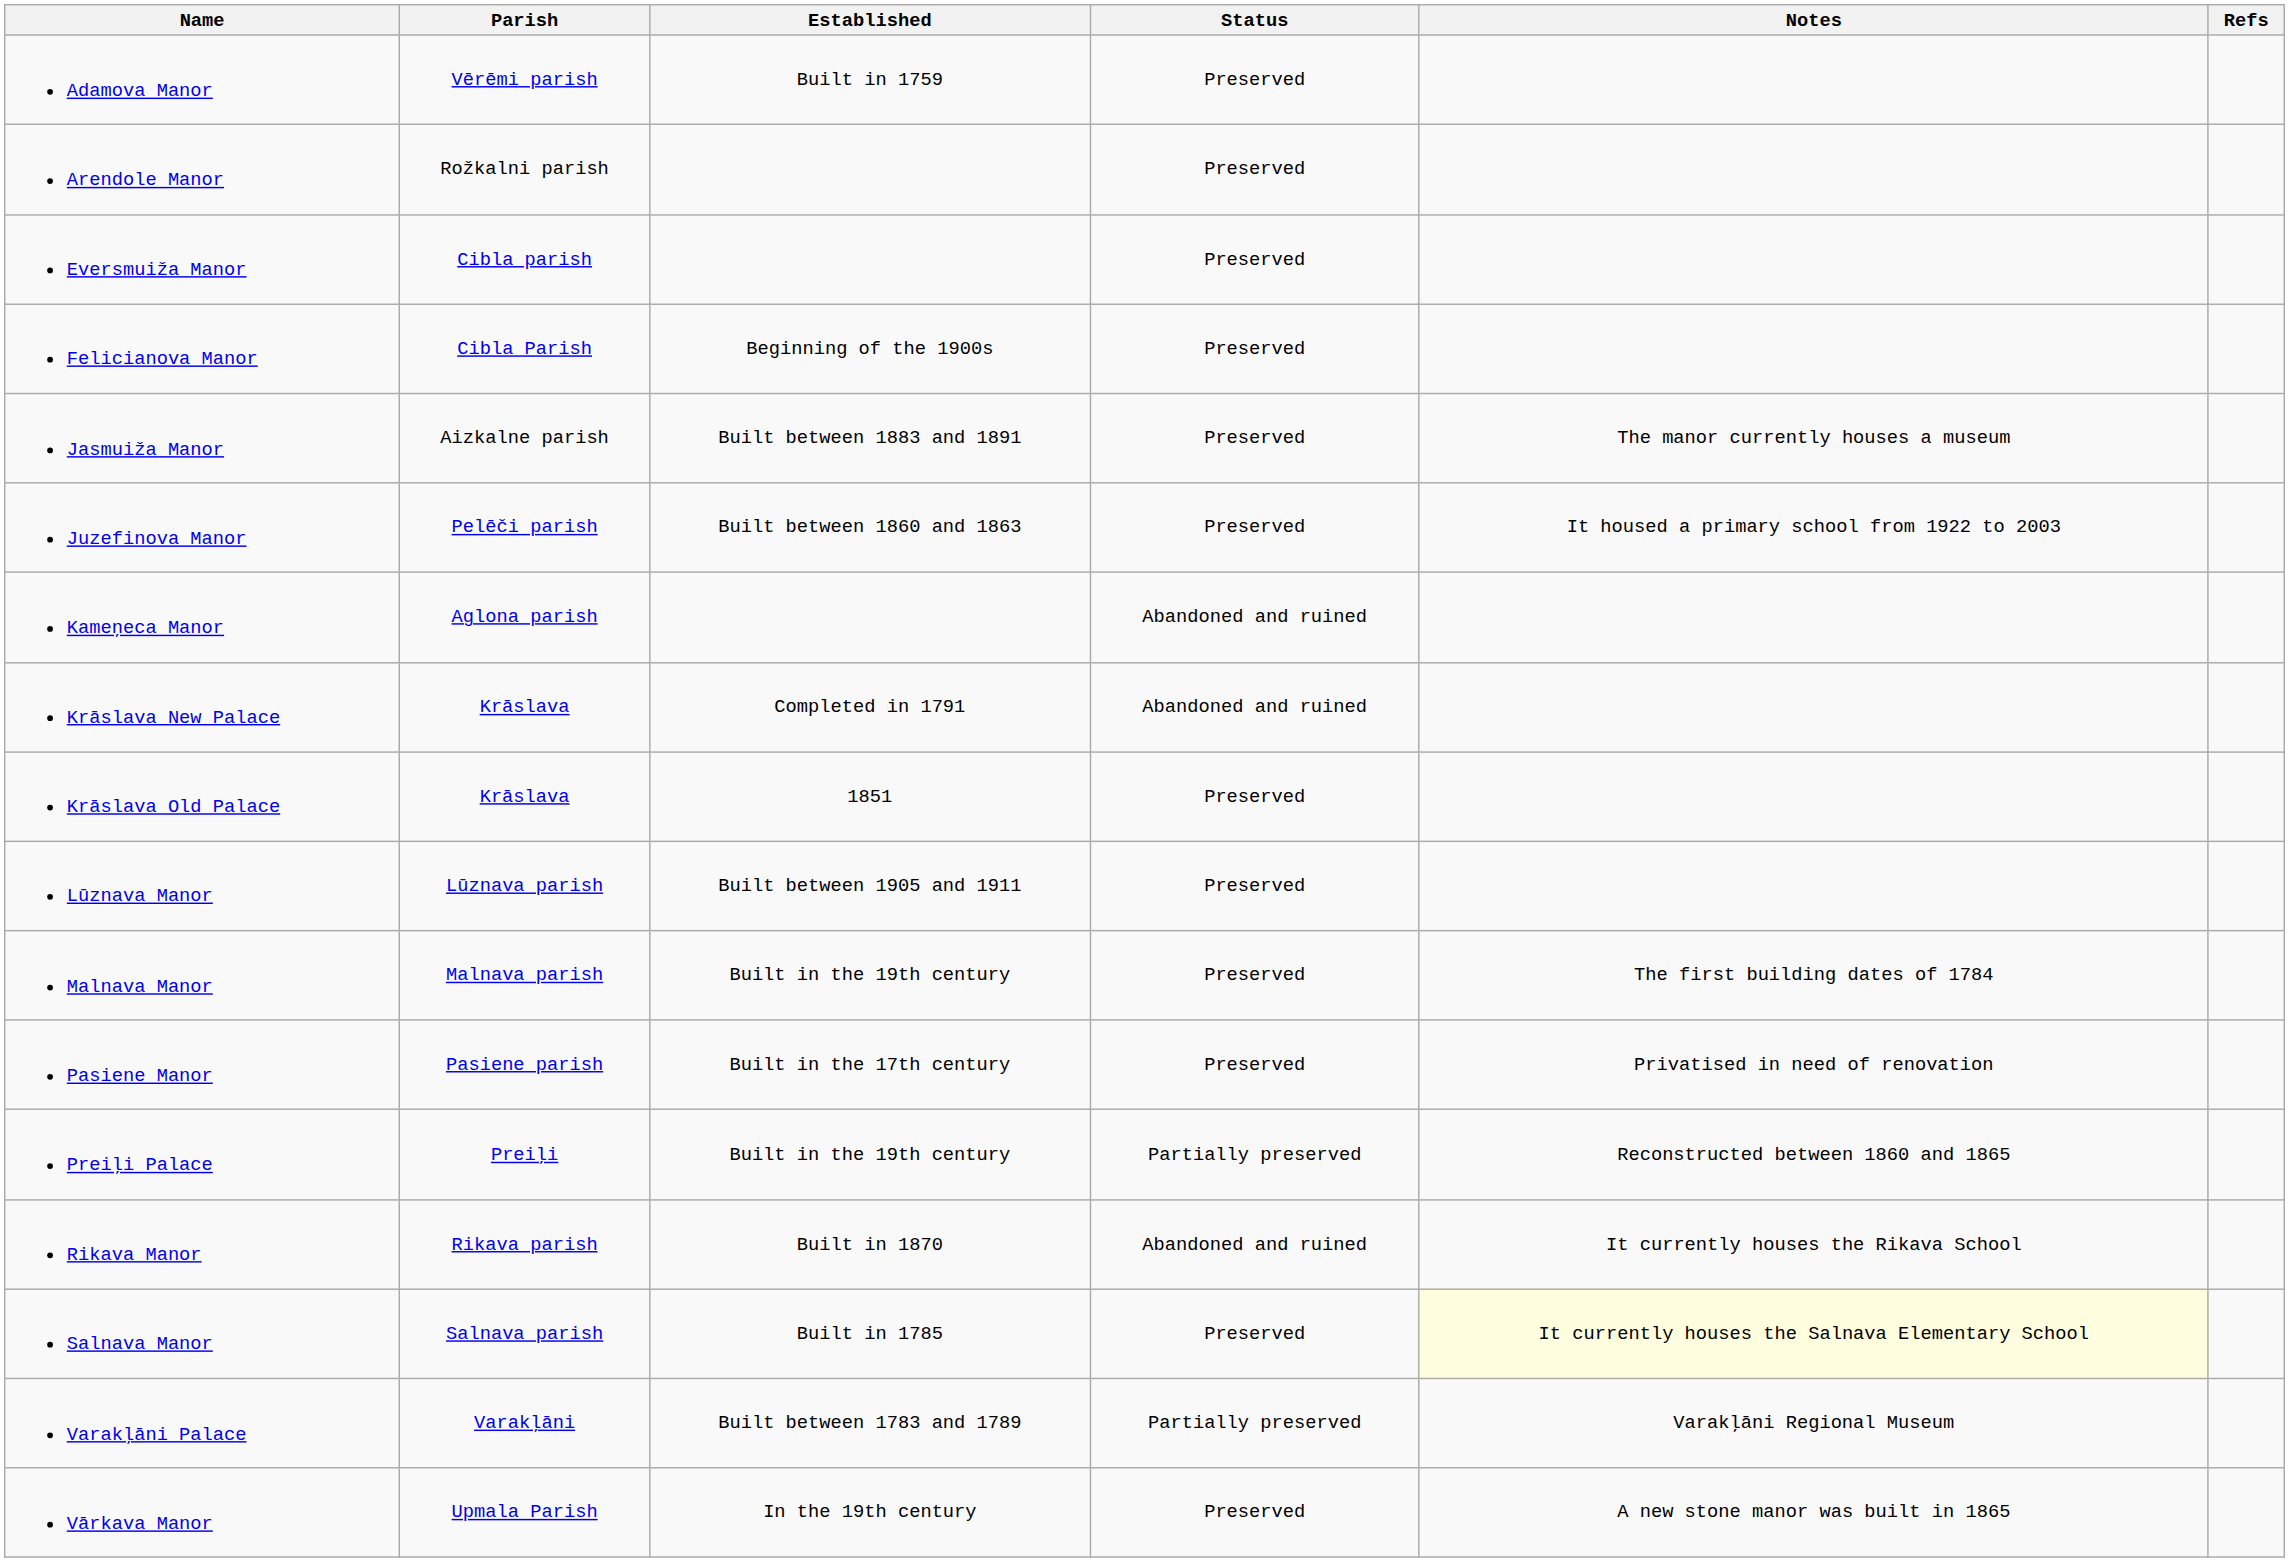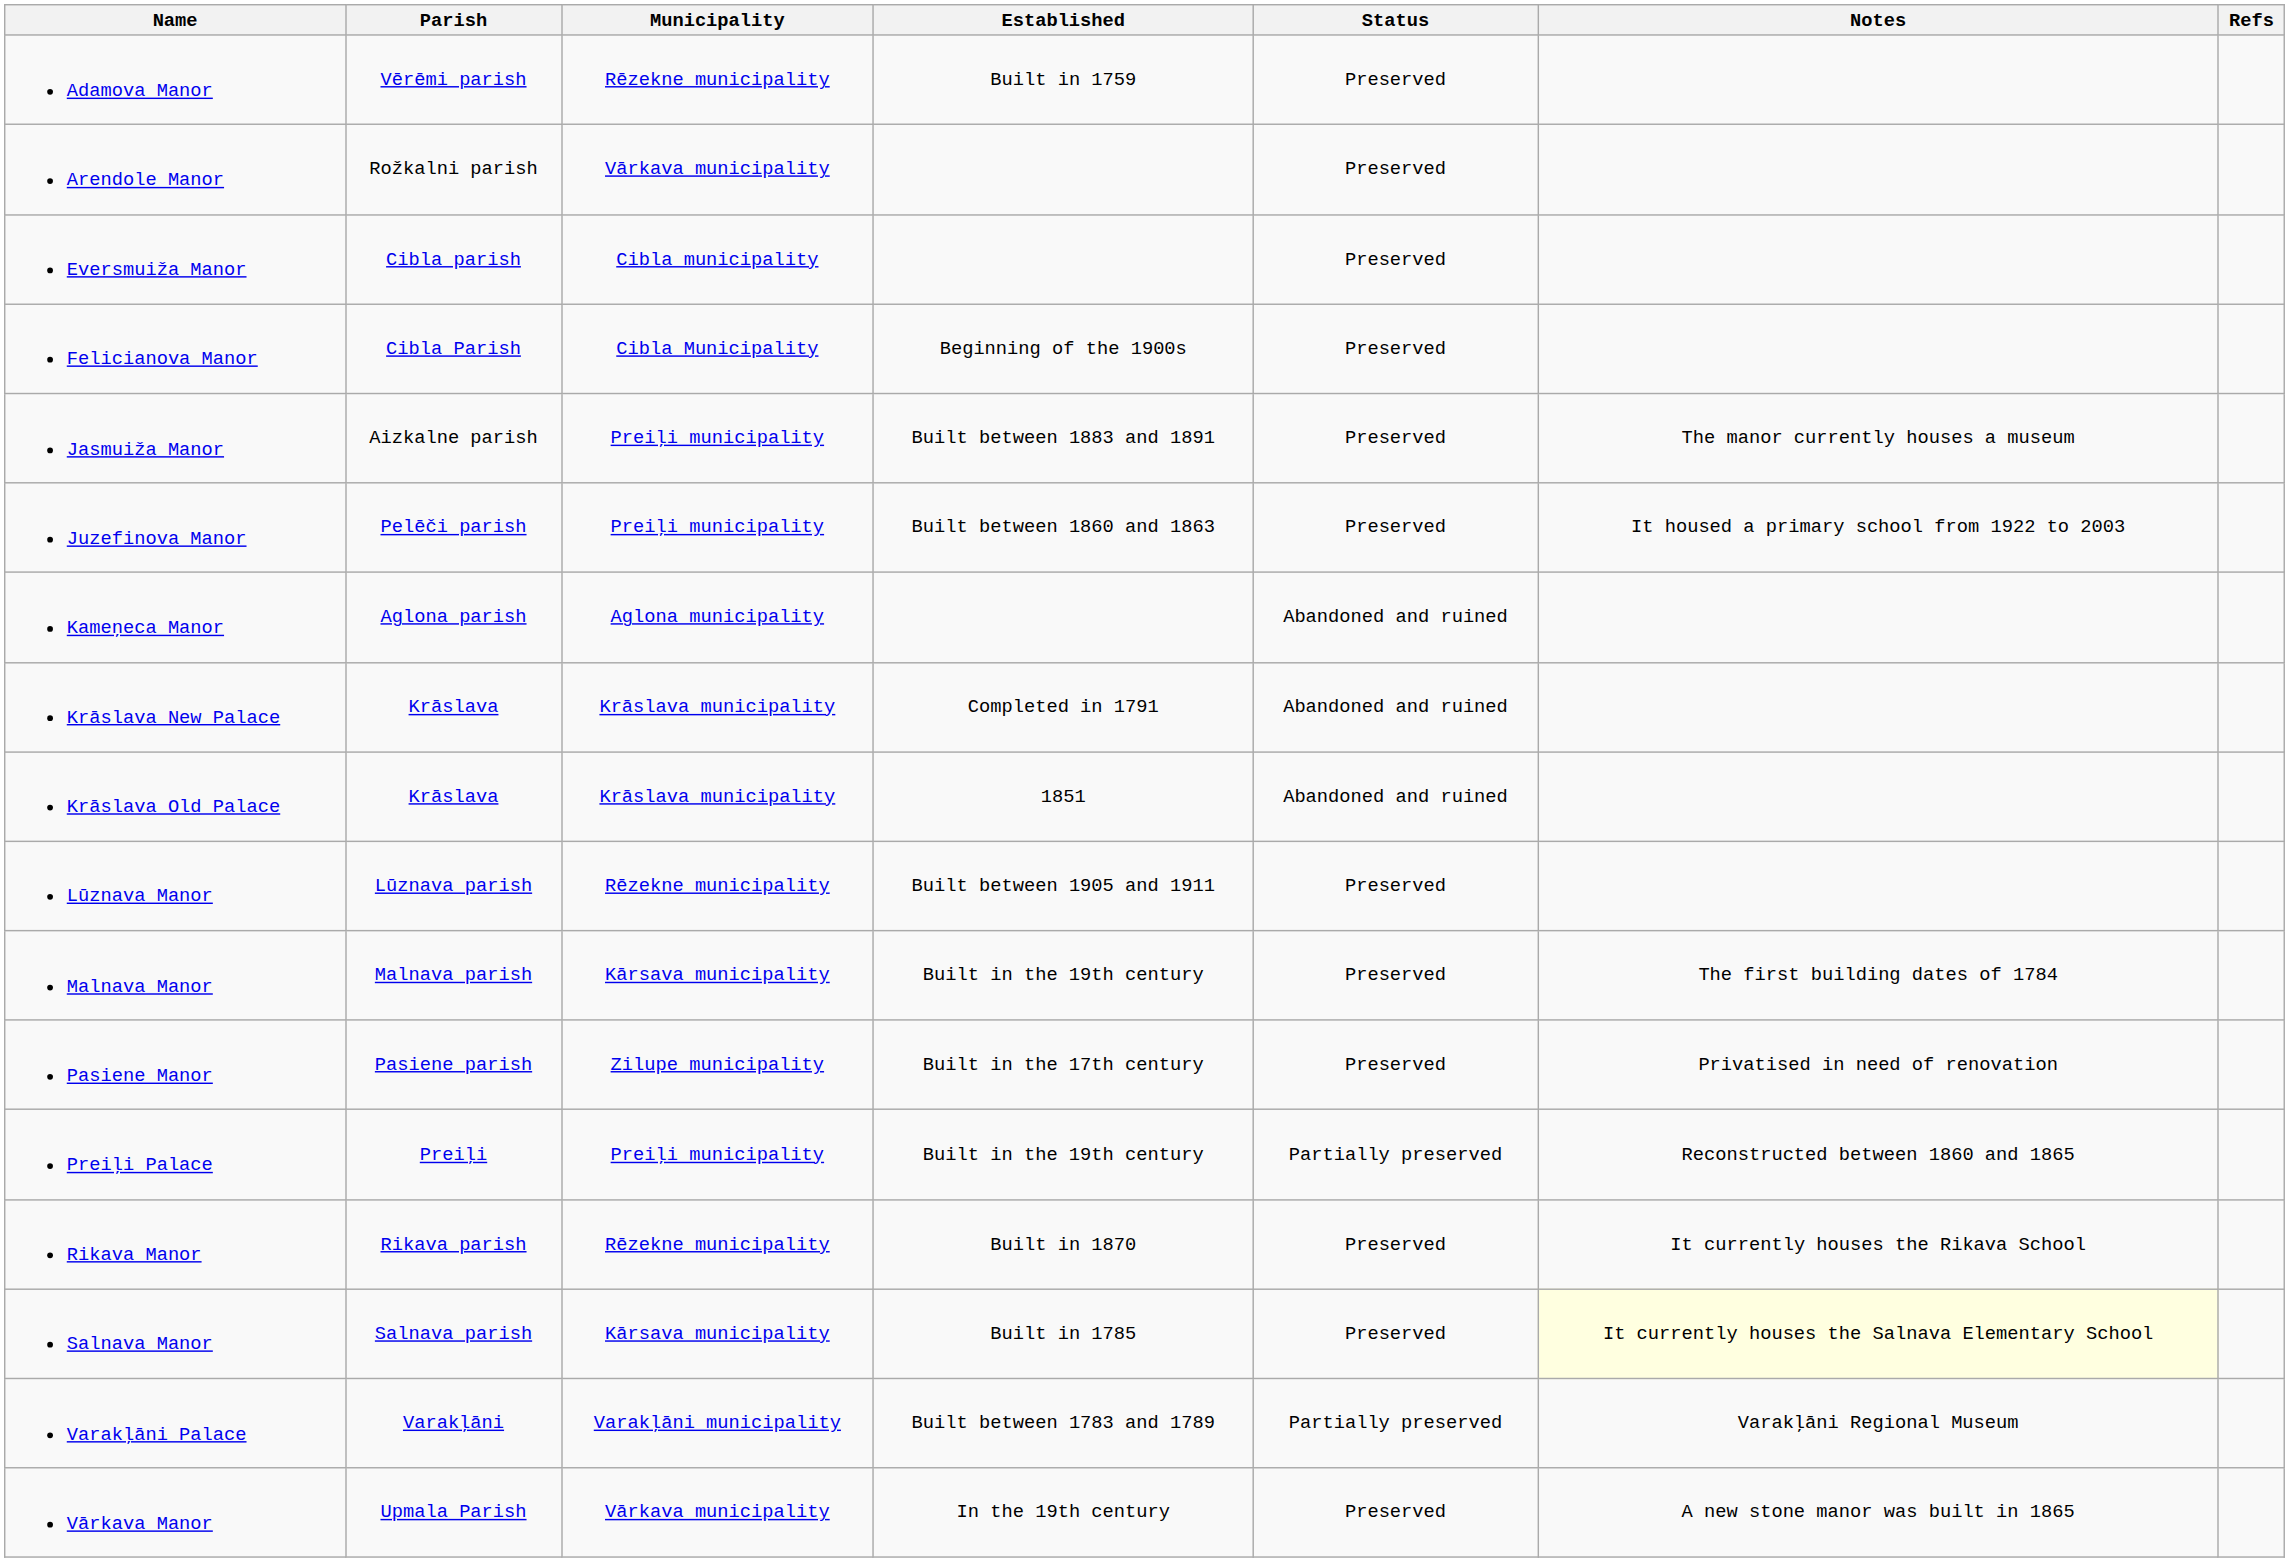+ column: (717, 20)
(1255, 796) Preserved -> (1395, 796) Abandoned and ruined
(1255, 1244) Abandoned and ruined -> (1395, 1244) Preserved
